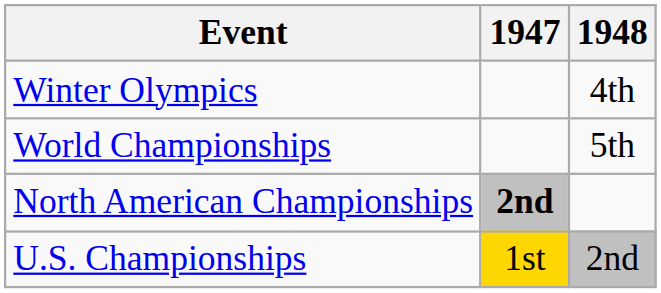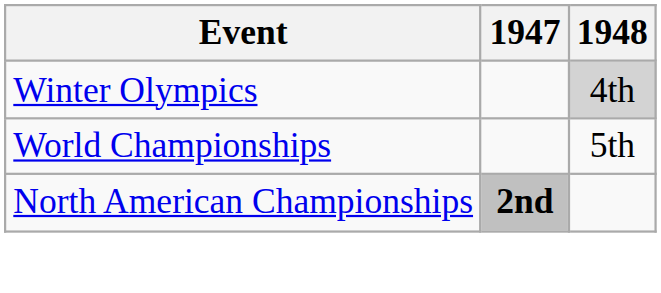(612, 88) no background -> (612, 88) lightgrey background
- row: (160, 257)
